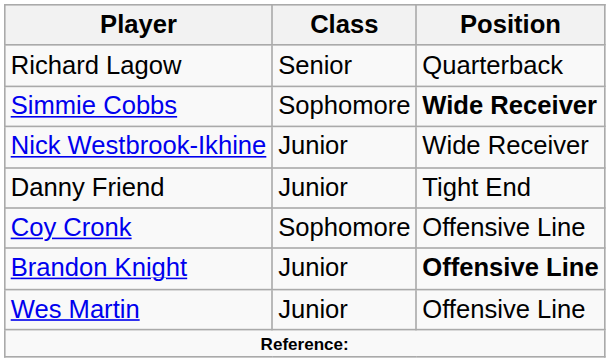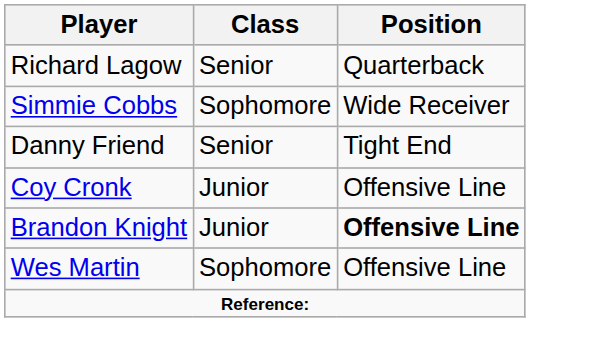(510, 106) bold -> (426, 106) normal
- row: (139, 146)
(313, 187) Junior -> (236, 146) Senior
(344, 227) Sophomore -> (234, 187) Junior
(313, 308) Junior -> (265, 268) Sophomore
